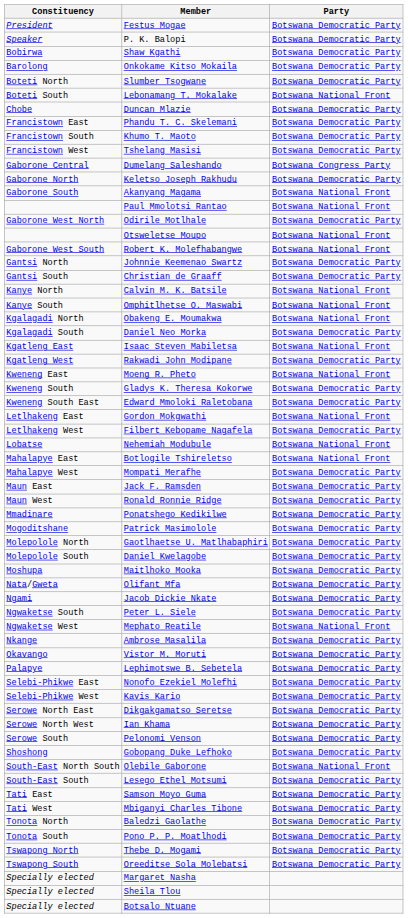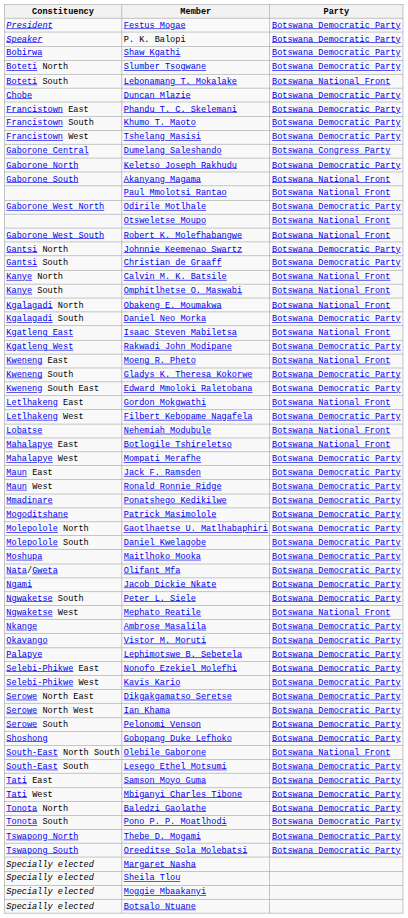- row: (180, 67)
+ row: (165, 892)
